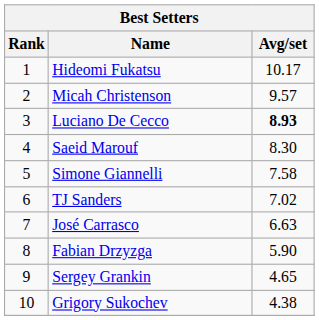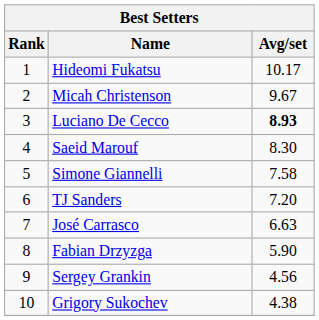(283, 95) 9.57 -> (283, 95) 9.67
(283, 199) 7.02 -> (283, 199) 7.20
(283, 277) 4.65 -> (283, 277) 4.56
